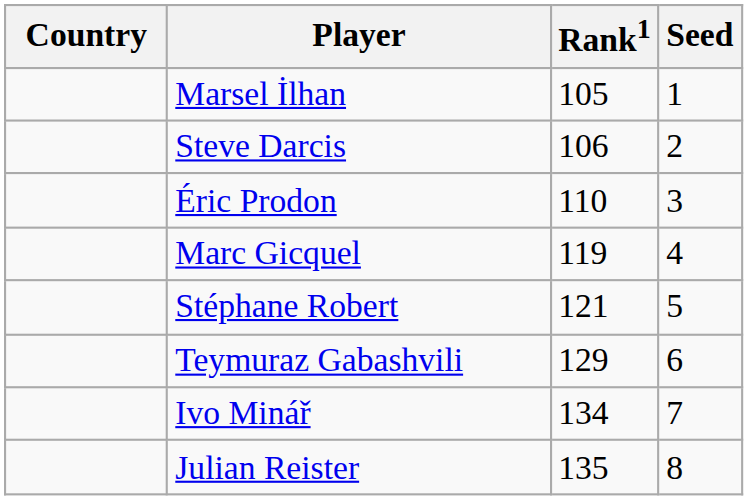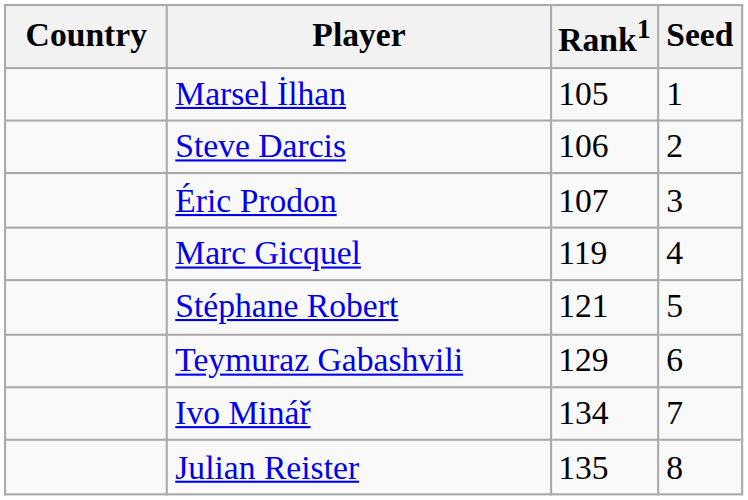(583, 200) 110 -> (583, 200) 107
